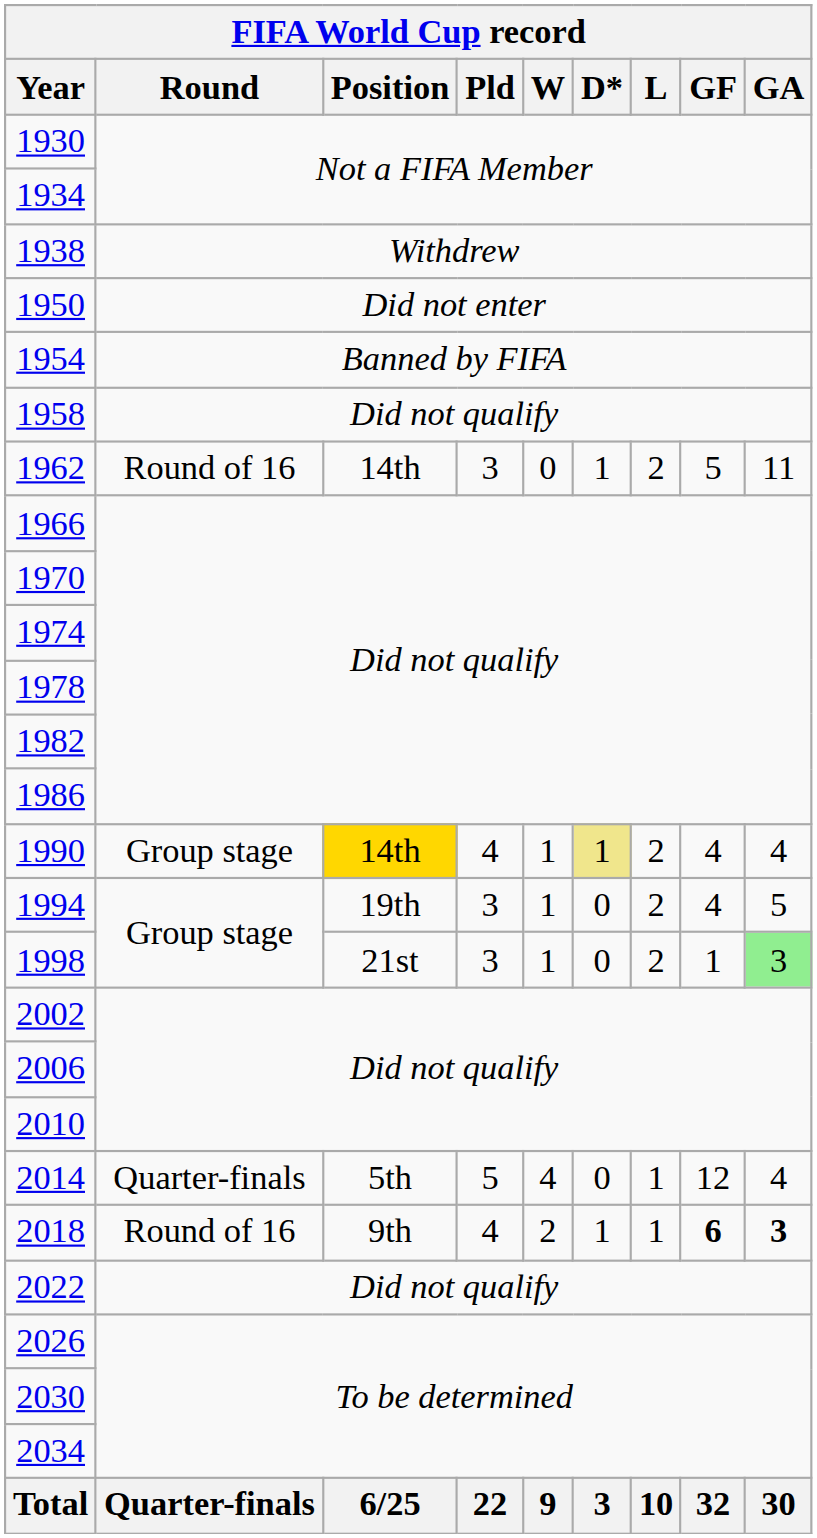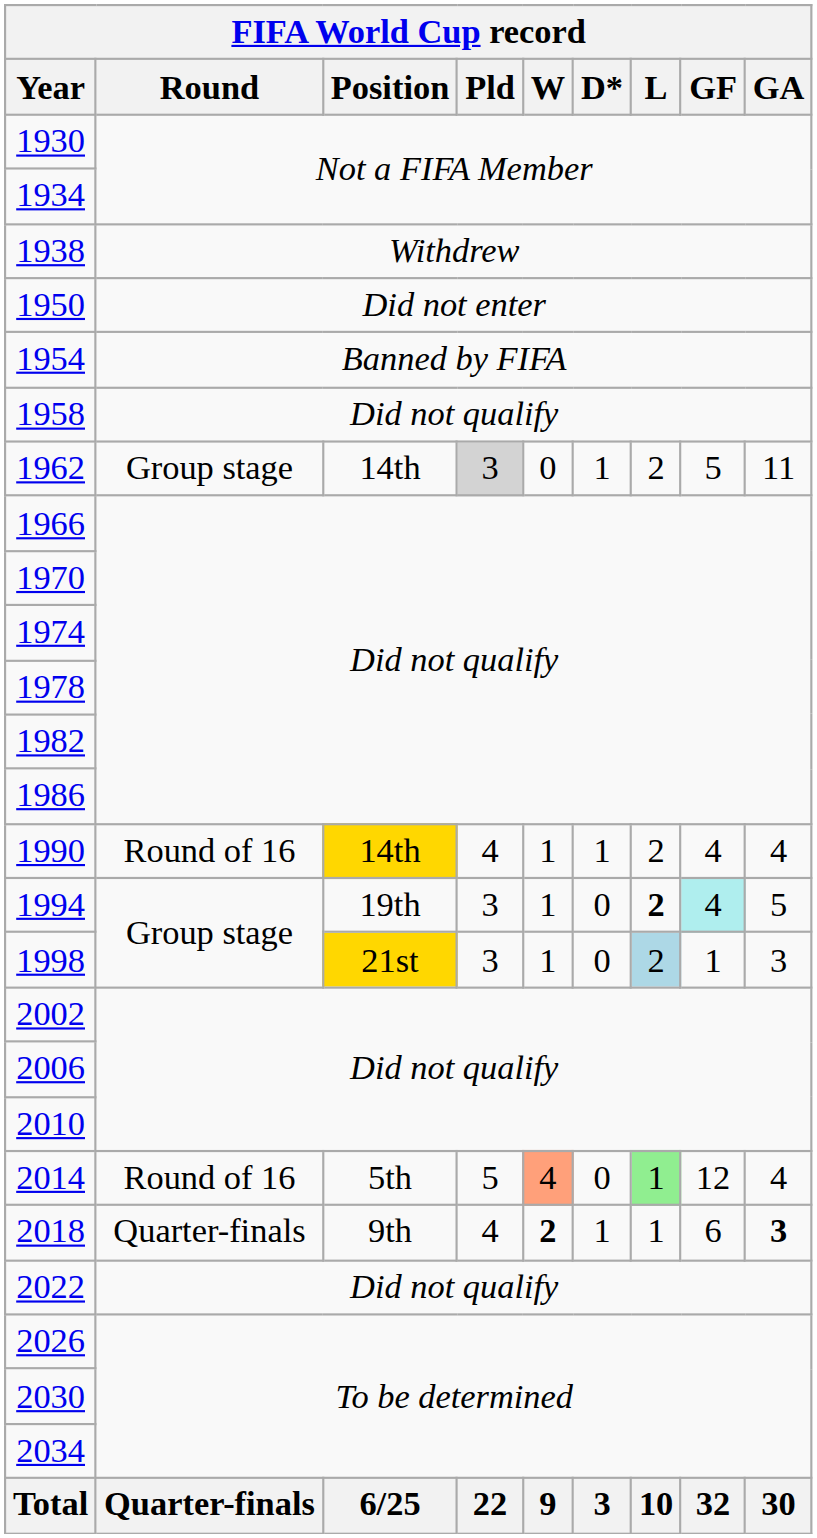(209, 468) Round of 16 -> (209, 468) Group stage
(490, 468) no background -> (490, 468) lightgrey background
(209, 850) Group stage -> (209, 850) Round of 16
(602, 850) khaki background -> (602, 850) no background
(656, 904) normal -> (656, 904) bold
(713, 904) no background -> (713, 904) paleturquoise background
(390, 959) no background -> (390, 959) gold background
(656, 959) no background -> (656, 959) lightblue background
(779, 959) lightgreen background -> (779, 959) no background
(209, 1177) Quarter-finals -> (209, 1177) Round of 16
(548, 1177) no background -> (548, 1177) lightsalmon background
(656, 1177) no background -> (656, 1177) lightgreen background
(209, 1232) Round of 16 -> (209, 1232) Quarter-finals
(548, 1232) normal -> (548, 1232) bold
(713, 1232) bold -> (713, 1232) normal
